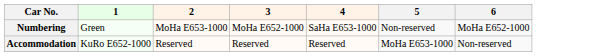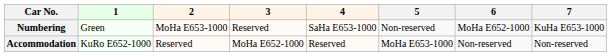+ column: (569, 12)
(268, 28) MoHa E652-1000 -> (250, 28) Reserved
(250, 43) Reserved -> (268, 43) MoHa E652-1000
